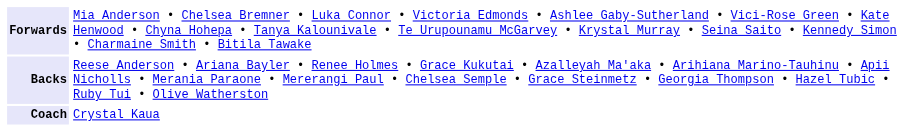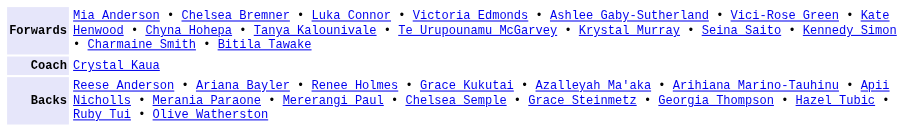rows swapped: (49, 80) <-> (49, 115)
